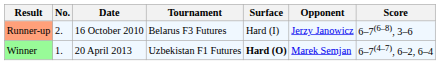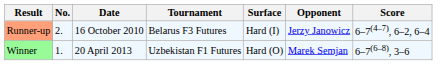(386, 30) 6–7(6–8), 3–6 -> (392, 30) 6–7(4–7), 6–2, 6–4
(266, 49) bold -> (265, 49) normal
(396, 49) 6–7(4–7), 6–2, 6–4 -> (382, 49) 6–7(6–8), 3–6
